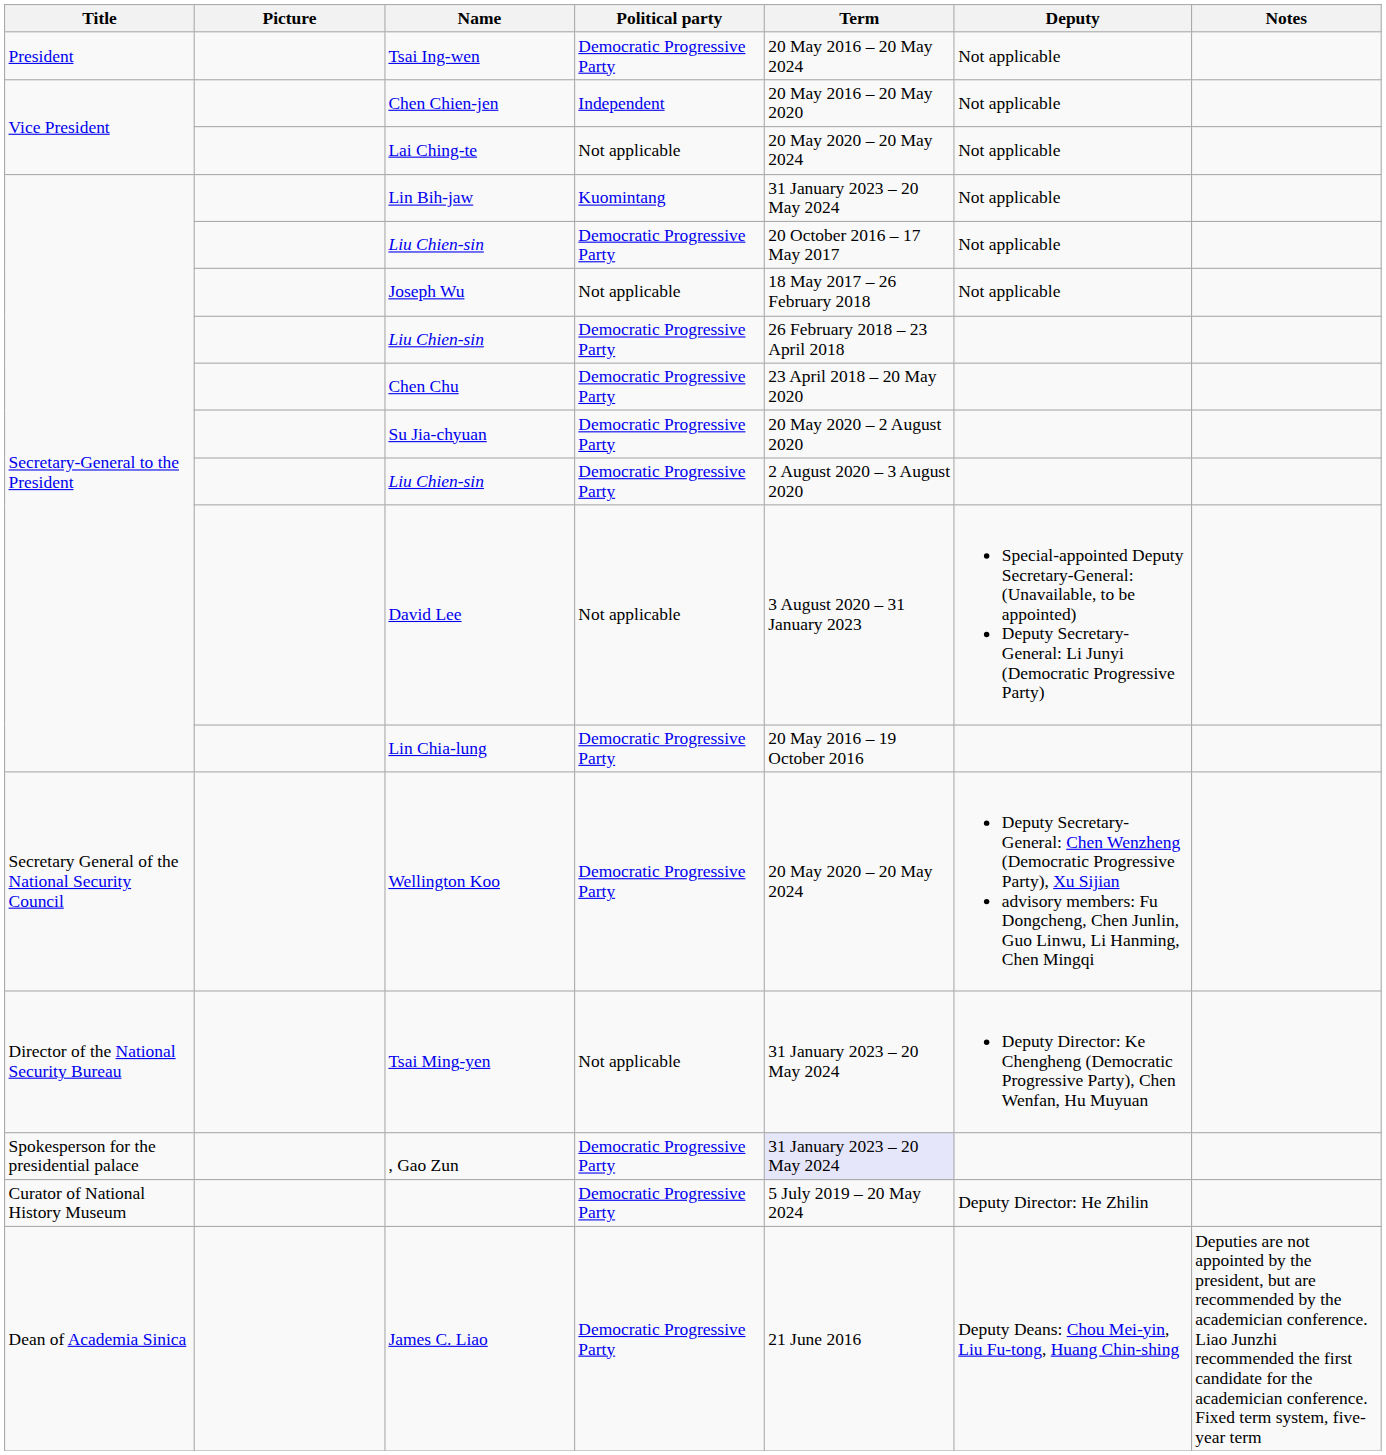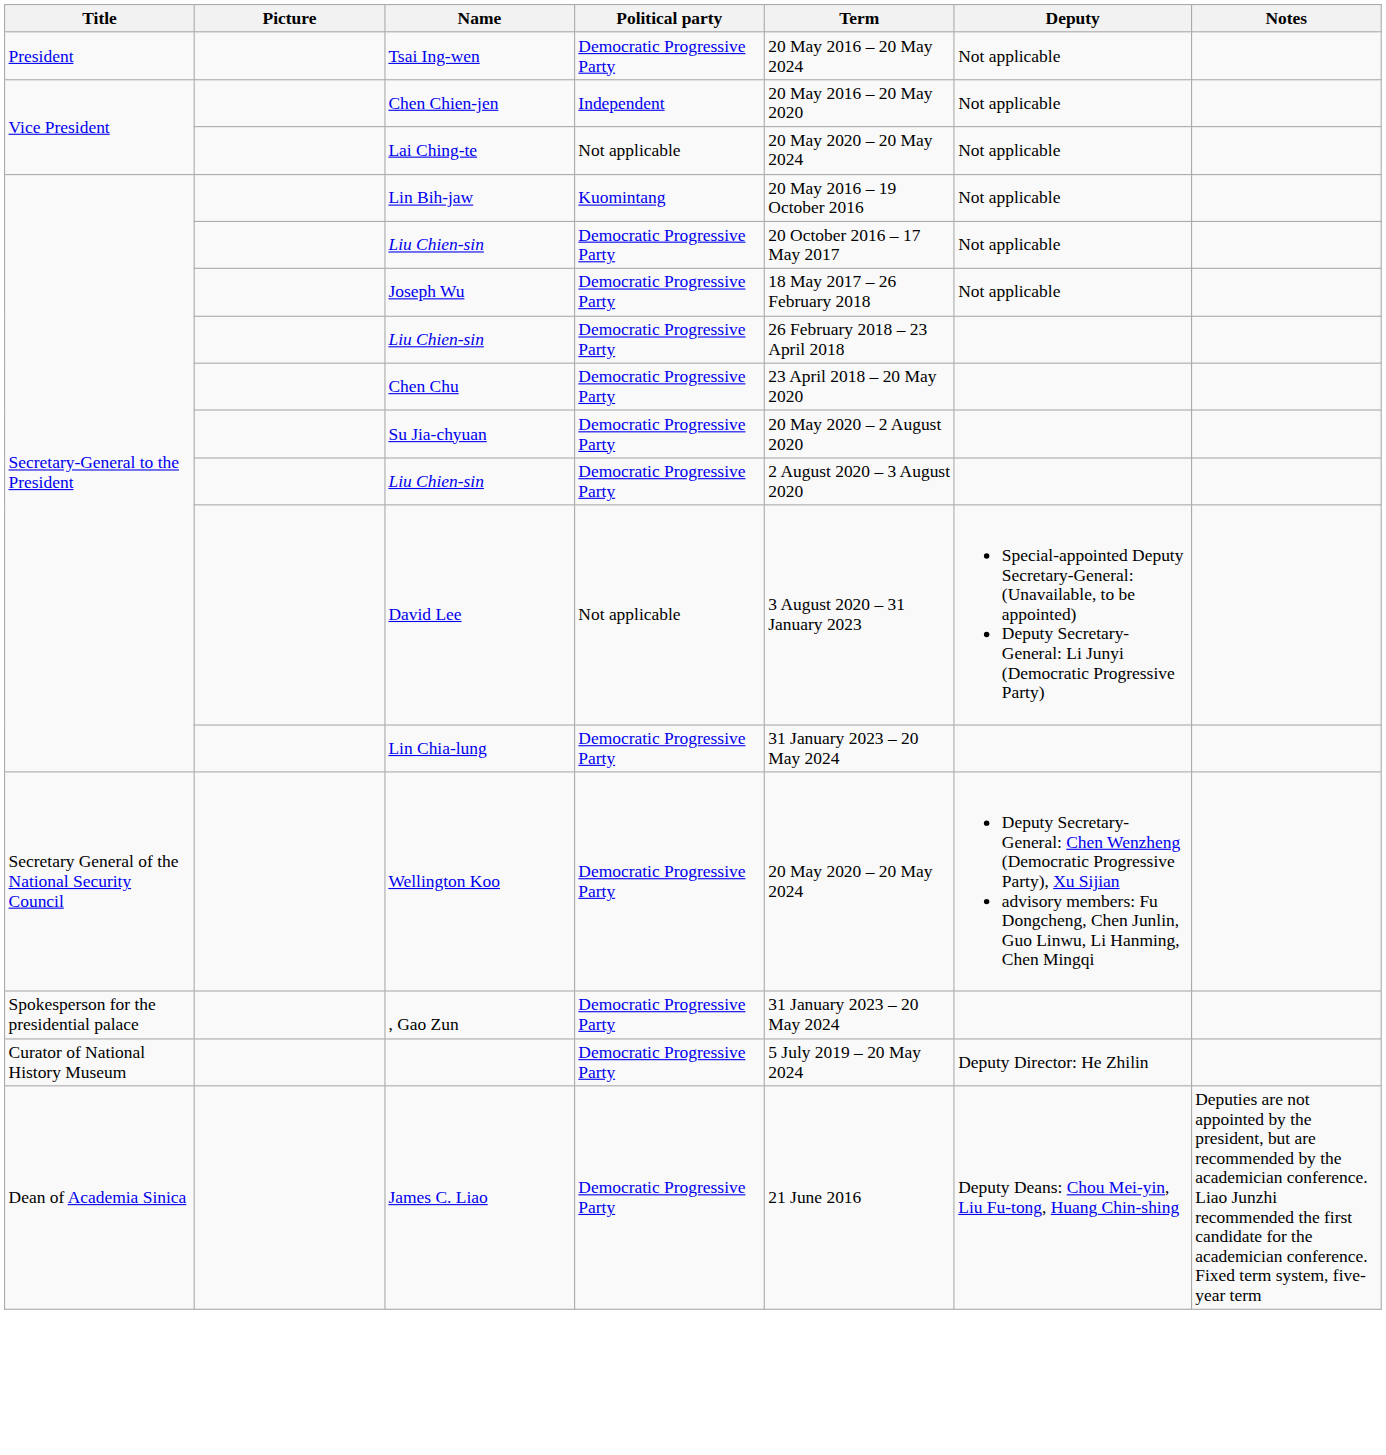(843, 197) 31 January 2023 – 20 May 2024 -> (832, 197) 20 May 2016 – 19 October 2016
(629, 292) Not applicable -> (662, 292) Democratic Progressive Party
(832, 748) 20 May 2016 – 19 October 2016 -> (843, 748) 31 January 2023 – 20 May 2024
- row: (92, 1061)
(843, 1155) lavender background -> (843, 1014) no background
